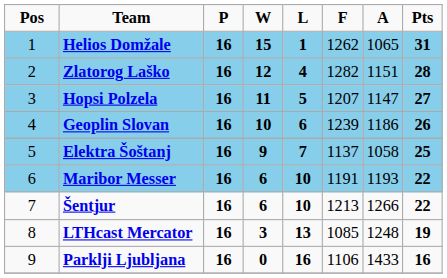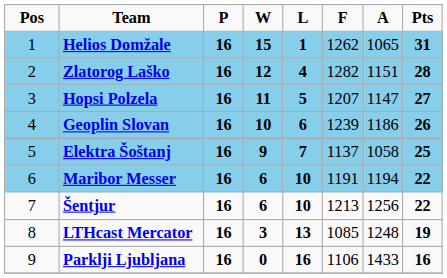(383, 178) 1193 -> (383, 178) 1194
(383, 205) 1266 -> (383, 205) 1256
